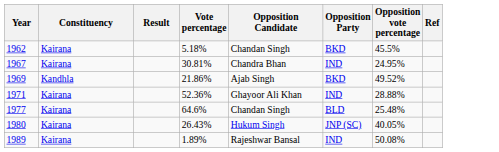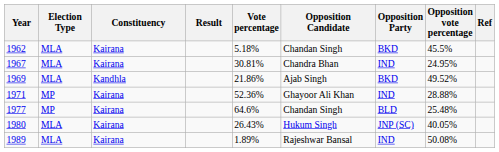+ column: (65, 22)
